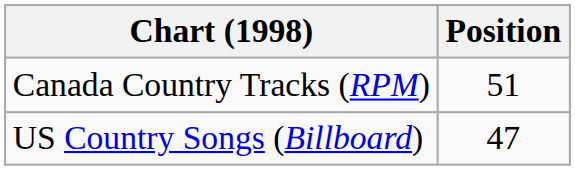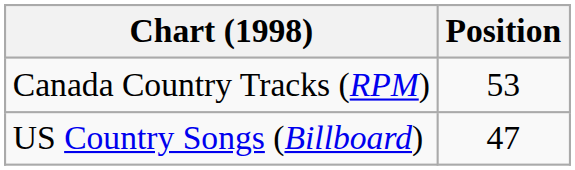(503, 84) 51 -> (503, 84) 53
